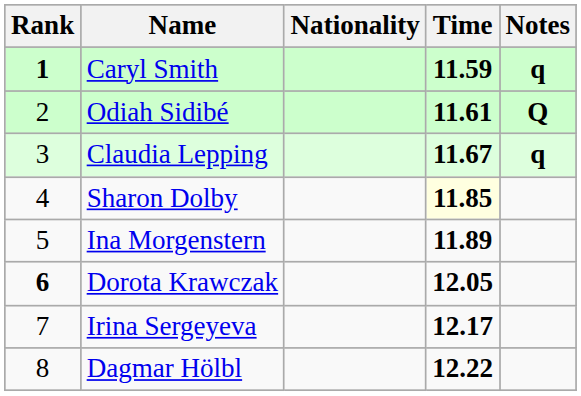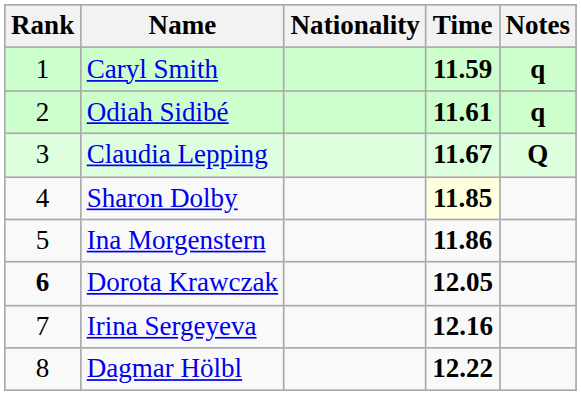(43, 68) bold -> (43, 68) normal
(538, 111) Q -> (538, 111) q
(538, 154) q -> (538, 154) Q
(463, 240) 11.89 -> (463, 240) 11.86
(463, 326) 12.17 -> (463, 326) 12.16
